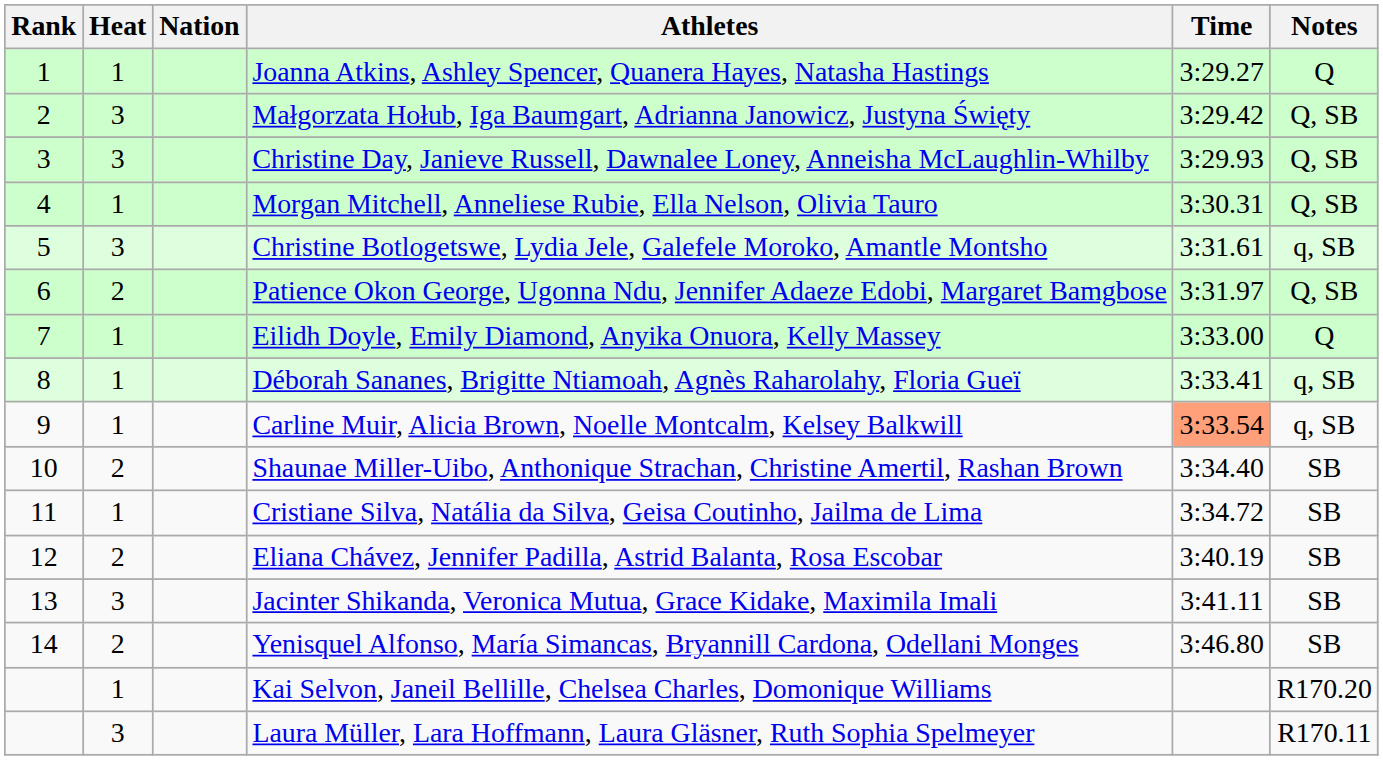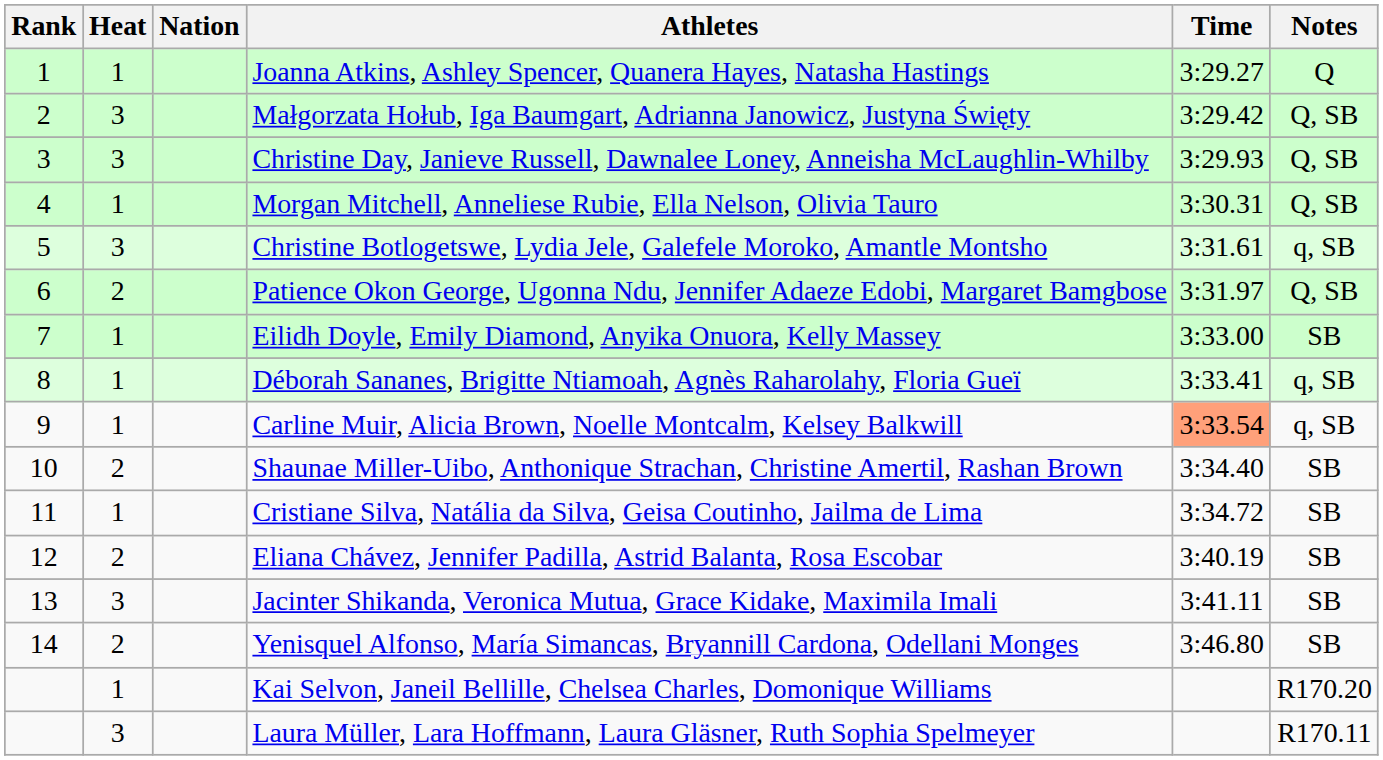(1324, 335) Q -> (1324, 335) SB
